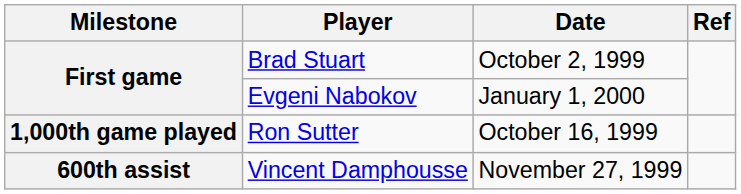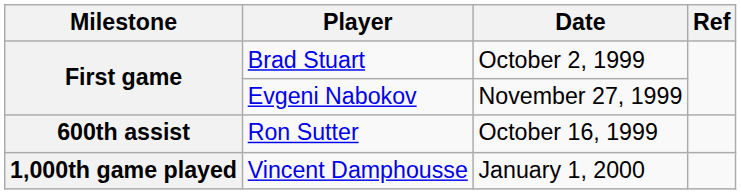(562, 96) January 1, 2000 -> (580, 96) November 27, 1999
(124, 133) 1,000th game played -> (124, 133) 600th assist
(124, 170) 600th assist -> (124, 170) 1,000th game played
(580, 170) November 27, 1999 -> (562, 170) January 1, 2000
